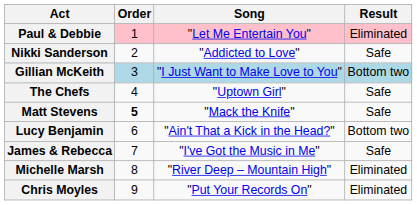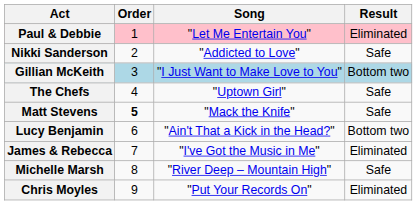(378, 151) Safe -> (378, 151) Eliminated
(378, 170) Eliminated -> (378, 170) Safe
